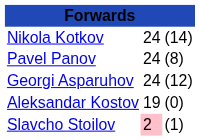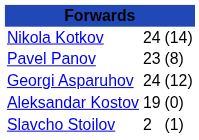(152, 59) 24 -> (152, 59) 23
(147, 124) pink background -> (147, 124) no background
